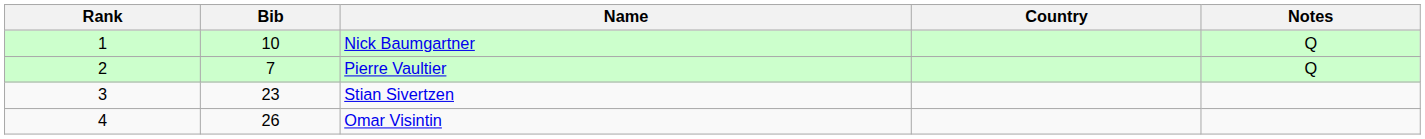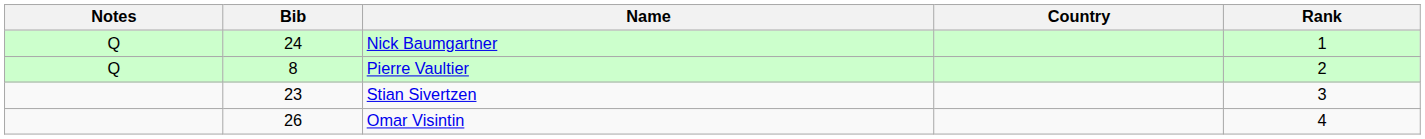columns swapped: (103, 17) <-> (1311, 17)
(271, 43) 10 -> (293, 43) 24
(271, 69) 7 -> (293, 69) 8
